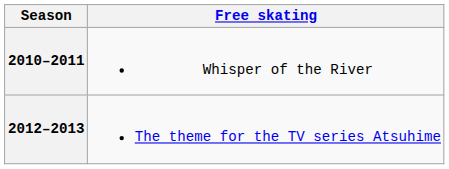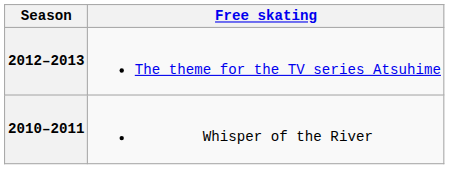rows swapped: (46, 129) <-> (46, 62)
